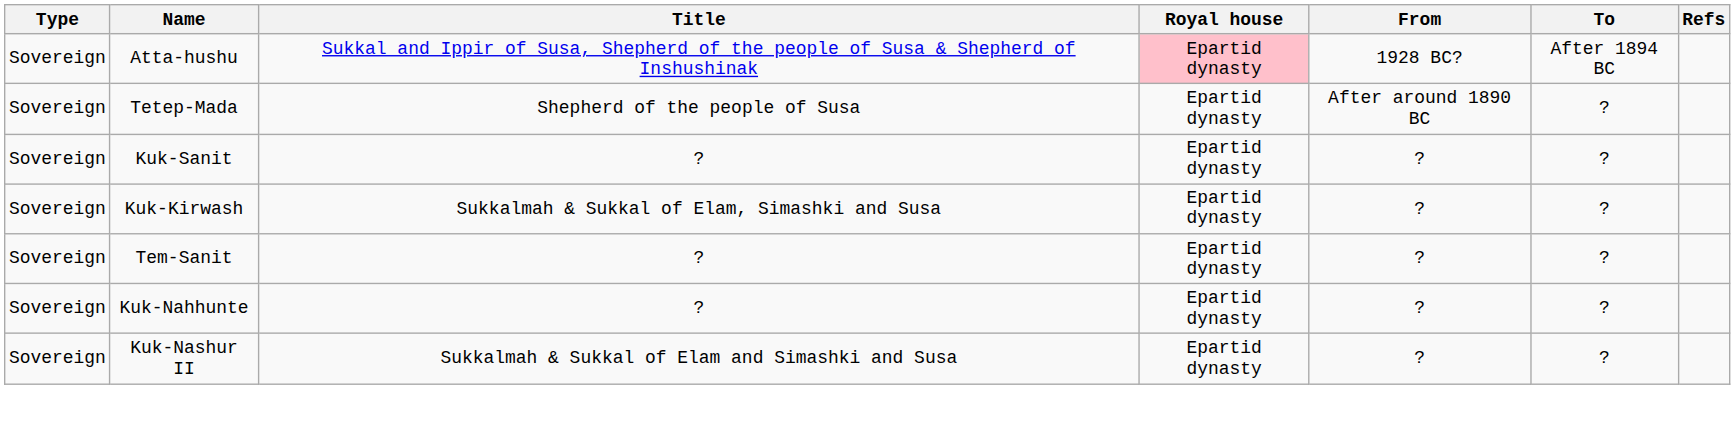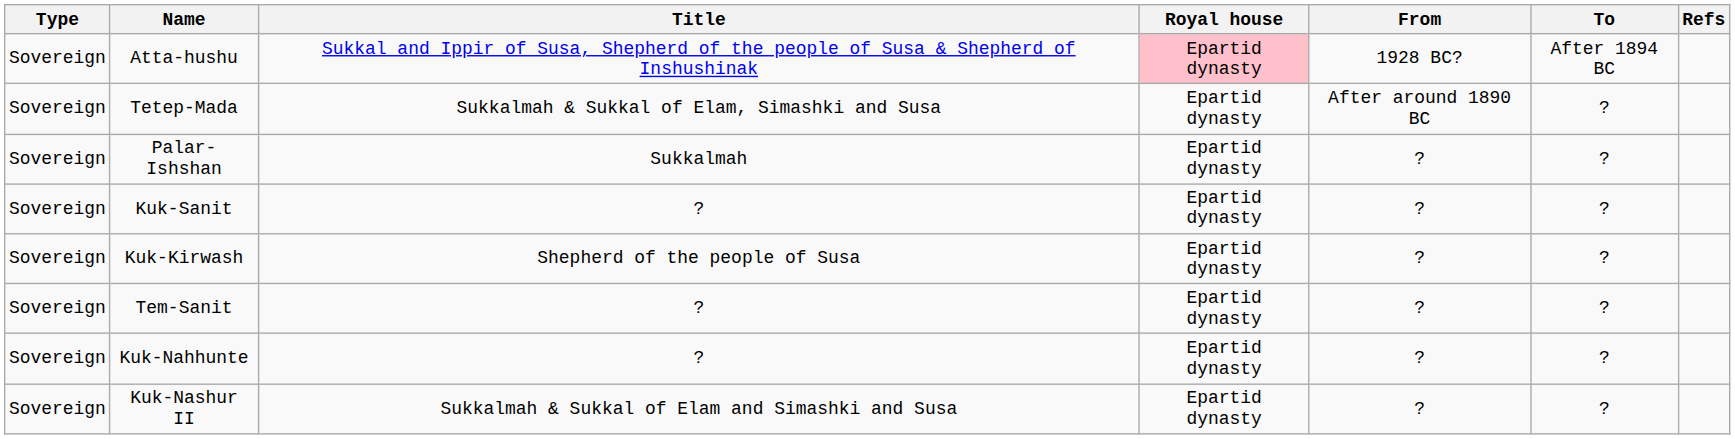(699, 109) Shepherd of the people of Susa -> (699, 109) Sukkalmah & Sukkal of Elam, Simashki and Susa
+ row: (184, 159)
(699, 209) Sukkalmah & Sukkal of Elam, Simashki and Susa -> (699, 259) Shepherd of the people of Susa
